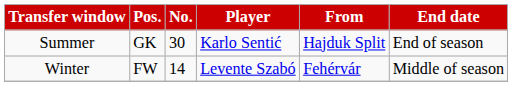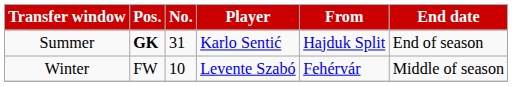(145, 42) normal -> (146, 42) bold
(177, 42) 30 -> (177, 42) 31
(177, 68) 14 -> (177, 68) 10
